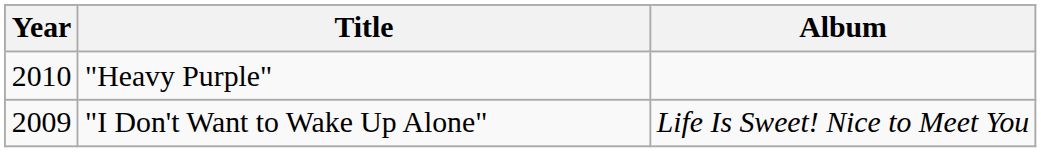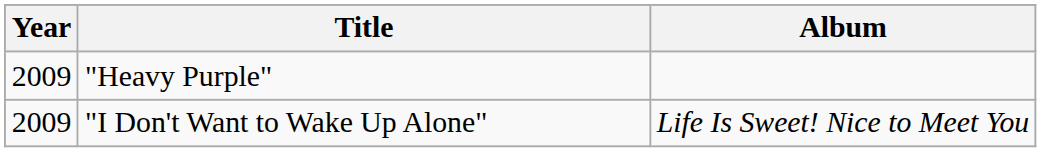(42, 75) 2010 -> (42, 75) 2009
